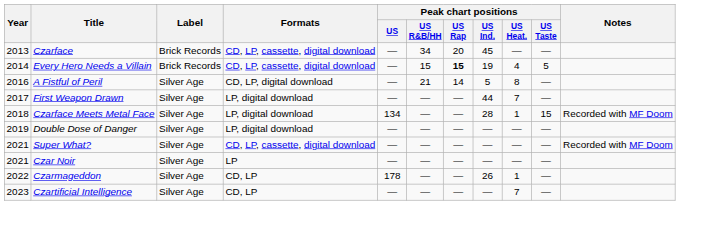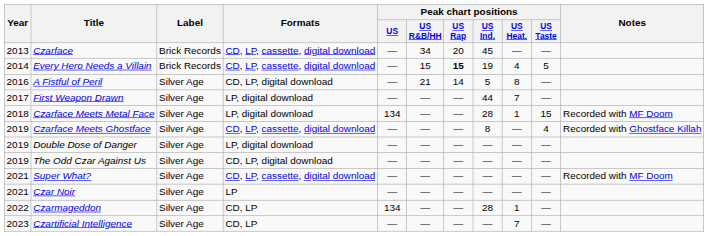+ row: (92, 129)
+ row: (90, 160)
(392, 176) 178 -> (392, 208) 134
(487, 176) 26 -> (487, 208) 28
